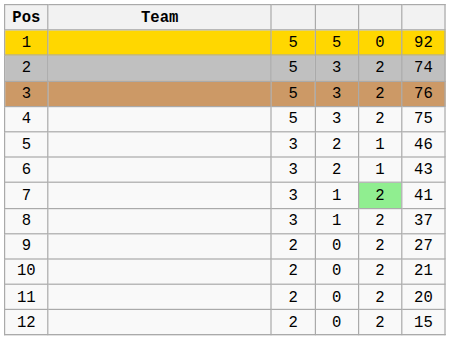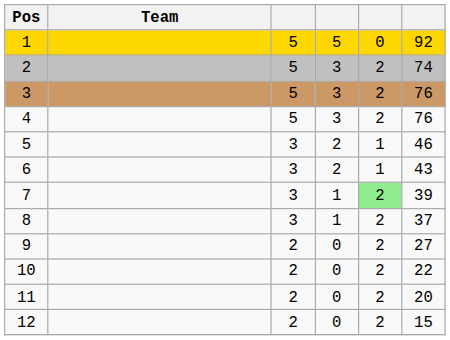(423, 119) 75 -> (423, 119) 76
(423, 195) 41 -> (423, 195) 39
(423, 272) 21 -> (423, 272) 22
